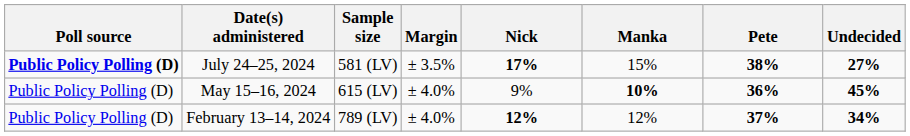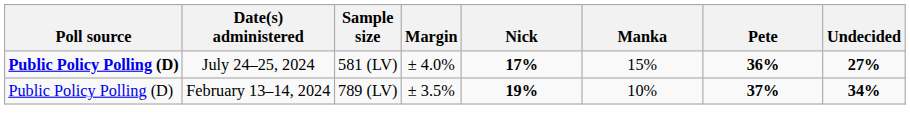(431, 64) ± 3.5% -> (431, 64) ± 4.0%
(763, 64) 38% -> (763, 64) 36%
- row: (258, 91)
(431, 118) ± 4.0% -> (431, 91) ± 3.5%
(522, 118) 12% -> (522, 91) 19%
(642, 118) 12% -> (642, 91) 10%
